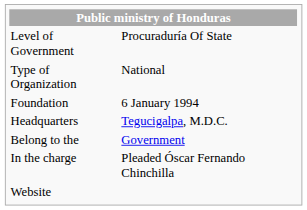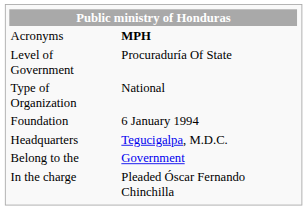+ row: (37, 36)
- row: (31, 191)
